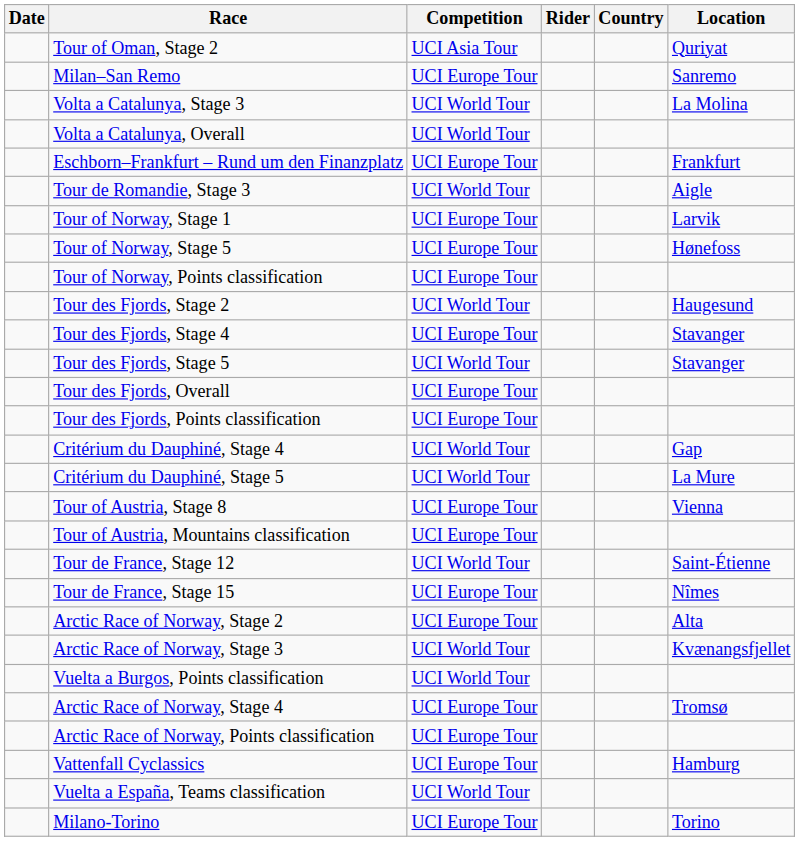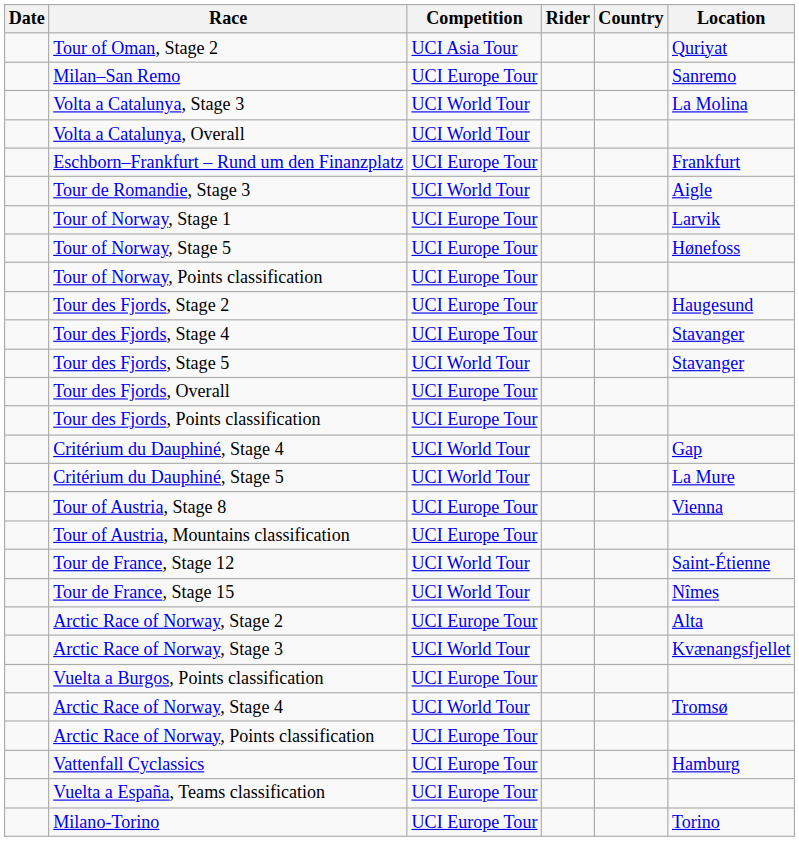(471, 305) UCI World Tour -> (474, 305) UCI Europe Tour
(474, 592) UCI Europe Tour -> (471, 592) UCI World Tour
(471, 678) UCI World Tour -> (474, 678) UCI Europe Tour
(474, 707) UCI Europe Tour -> (471, 707) UCI World Tour
(471, 793) UCI World Tour -> (474, 793) UCI Europe Tour
